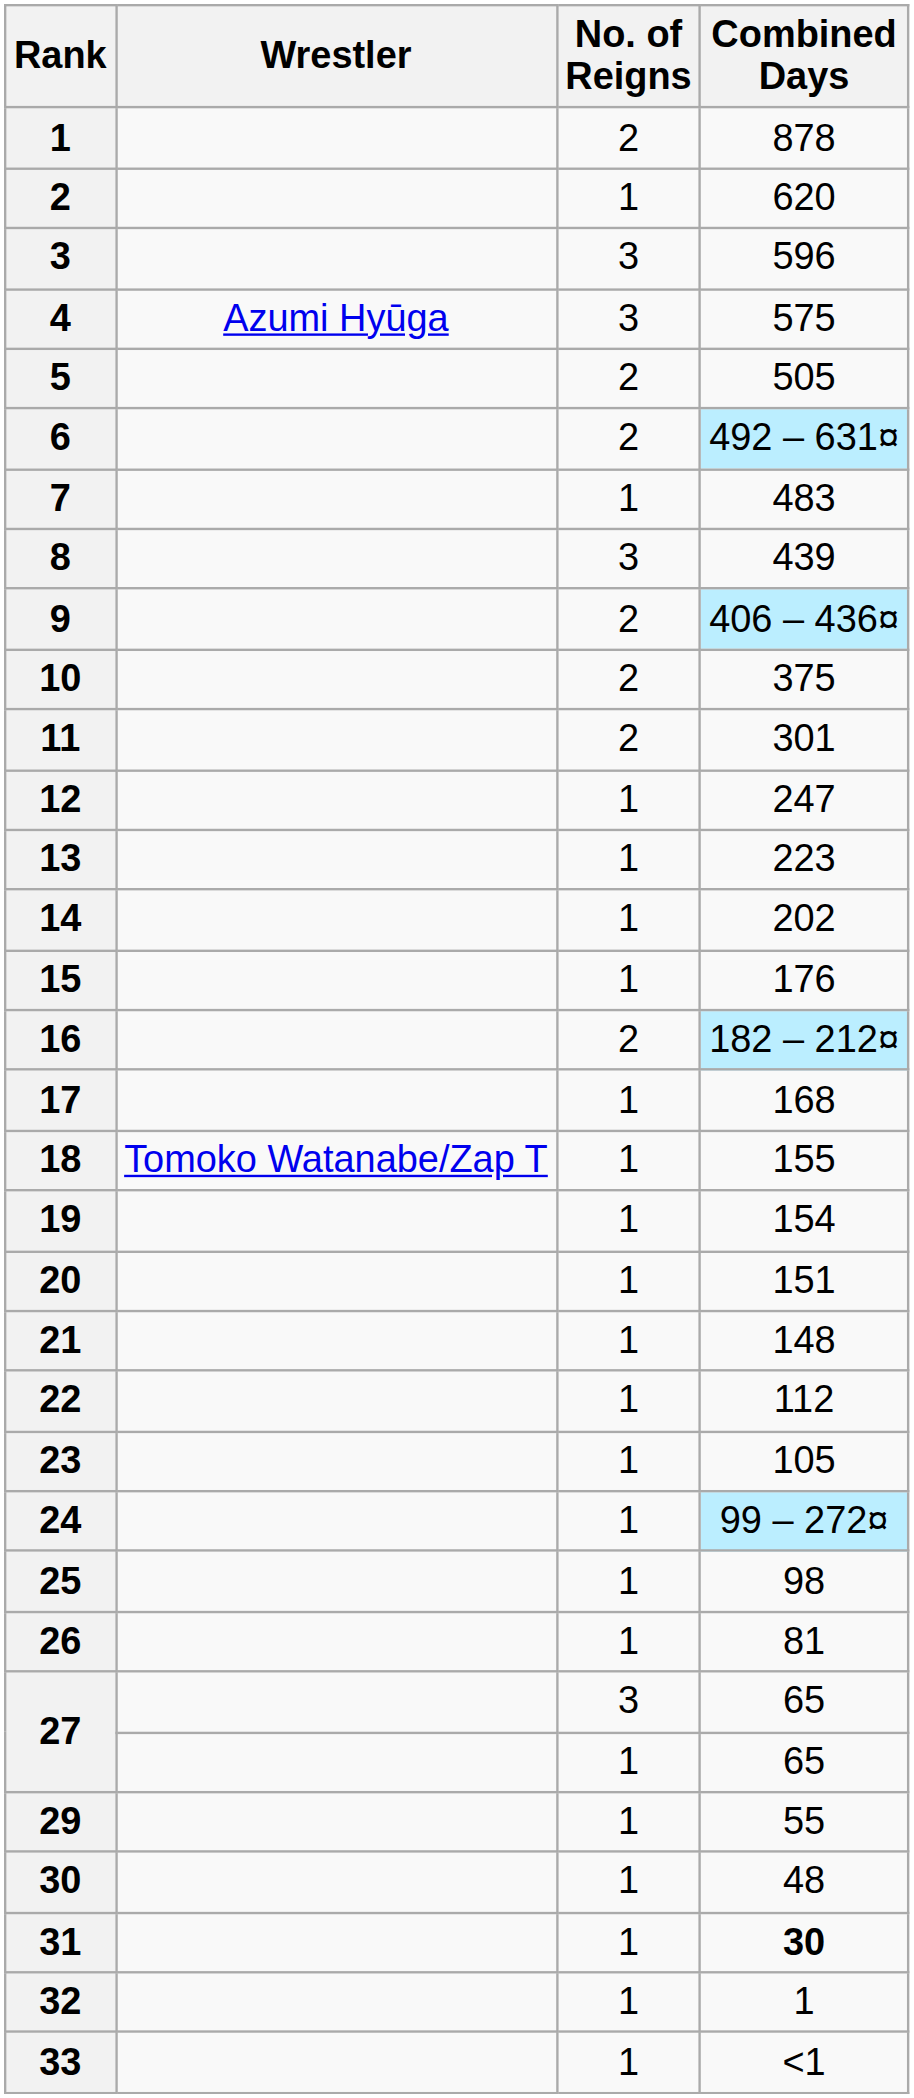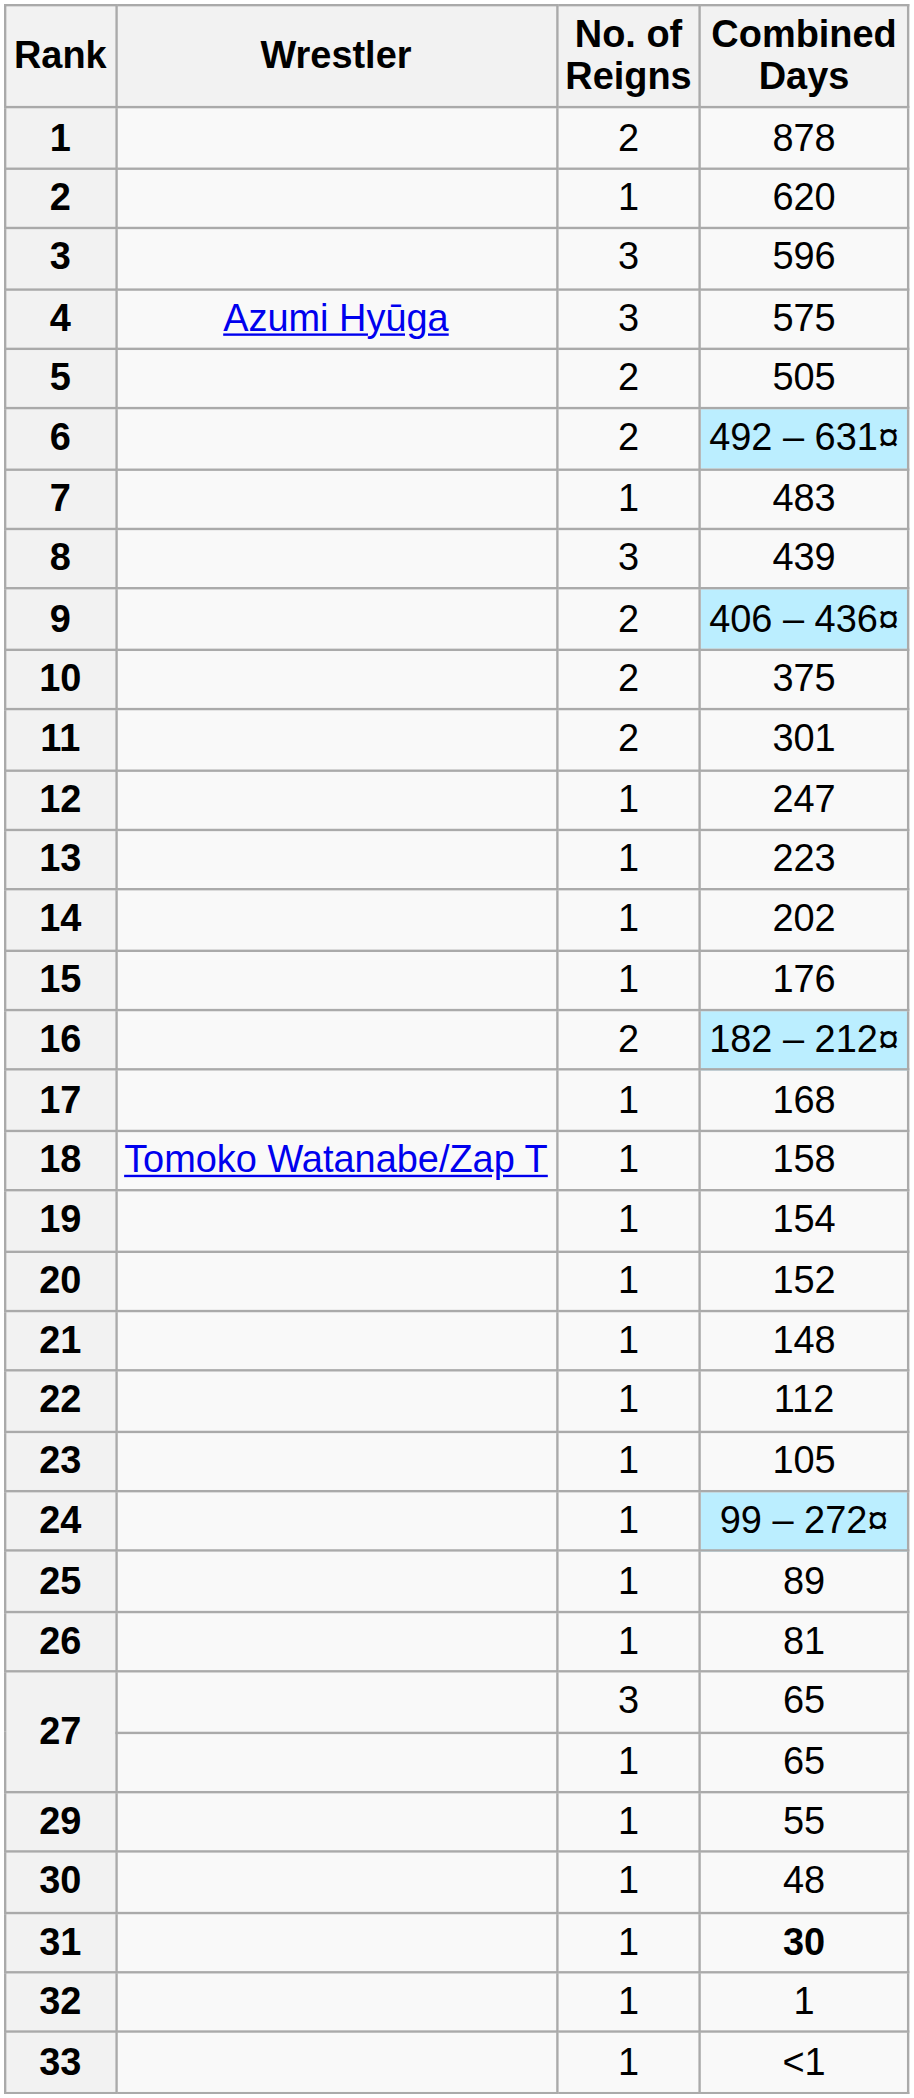(804, 1159) 155 -> (804, 1159) 158
(804, 1280) 151 -> (804, 1280) 152
(804, 1580) 98 -> (804, 1580) 89
